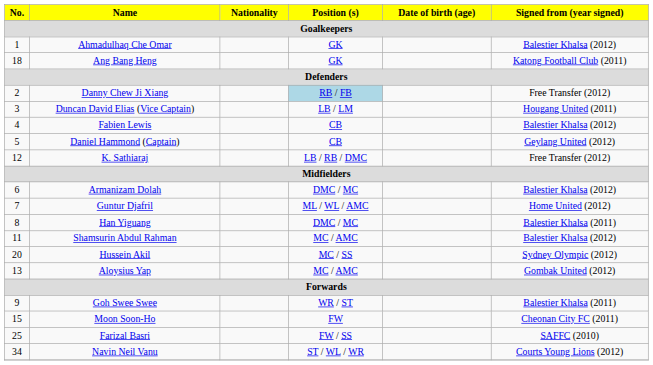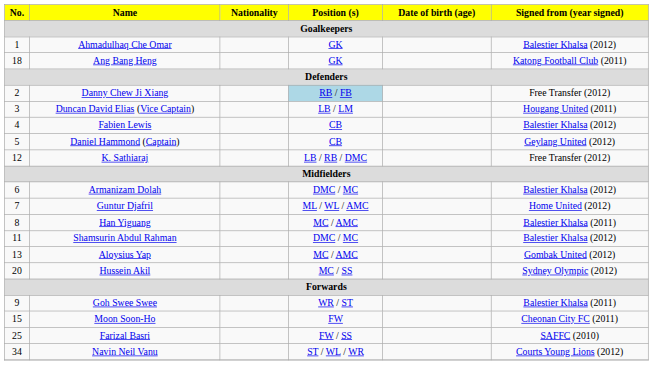(336, 222) DMC / MC -> (336, 222) MC / AMC
(336, 239) MC / AMC -> (336, 239) DMC / MC
rows swapped: (125, 271) <-> (125, 255)
